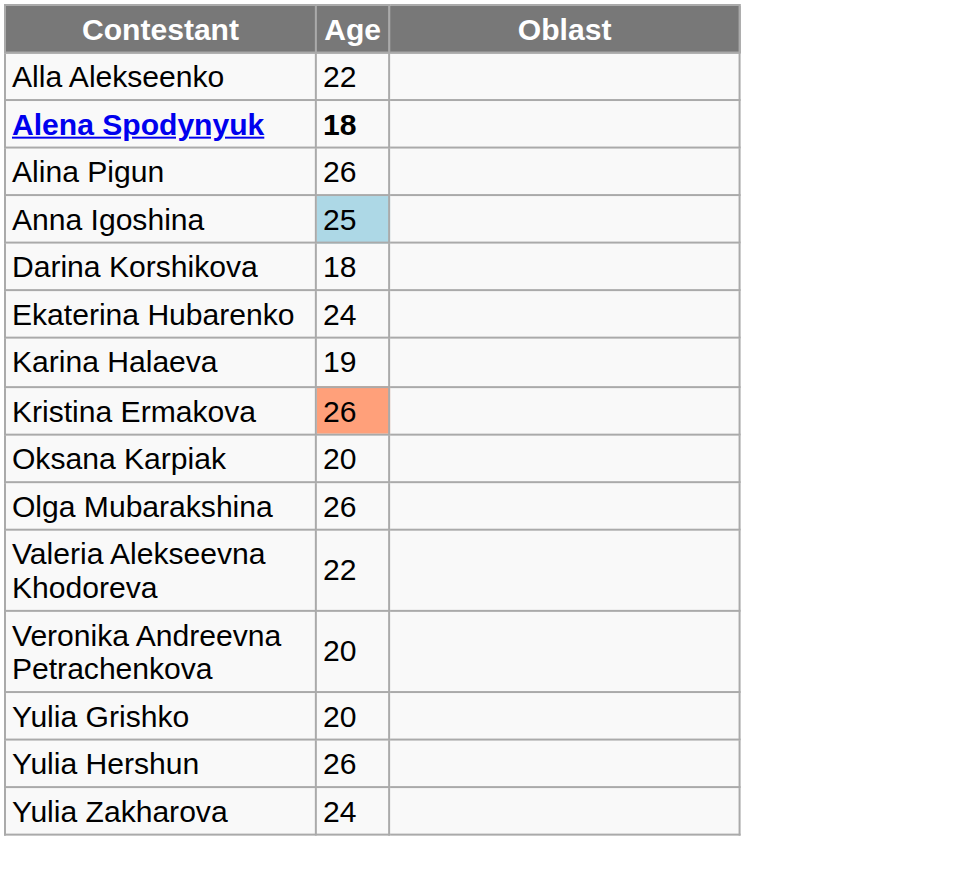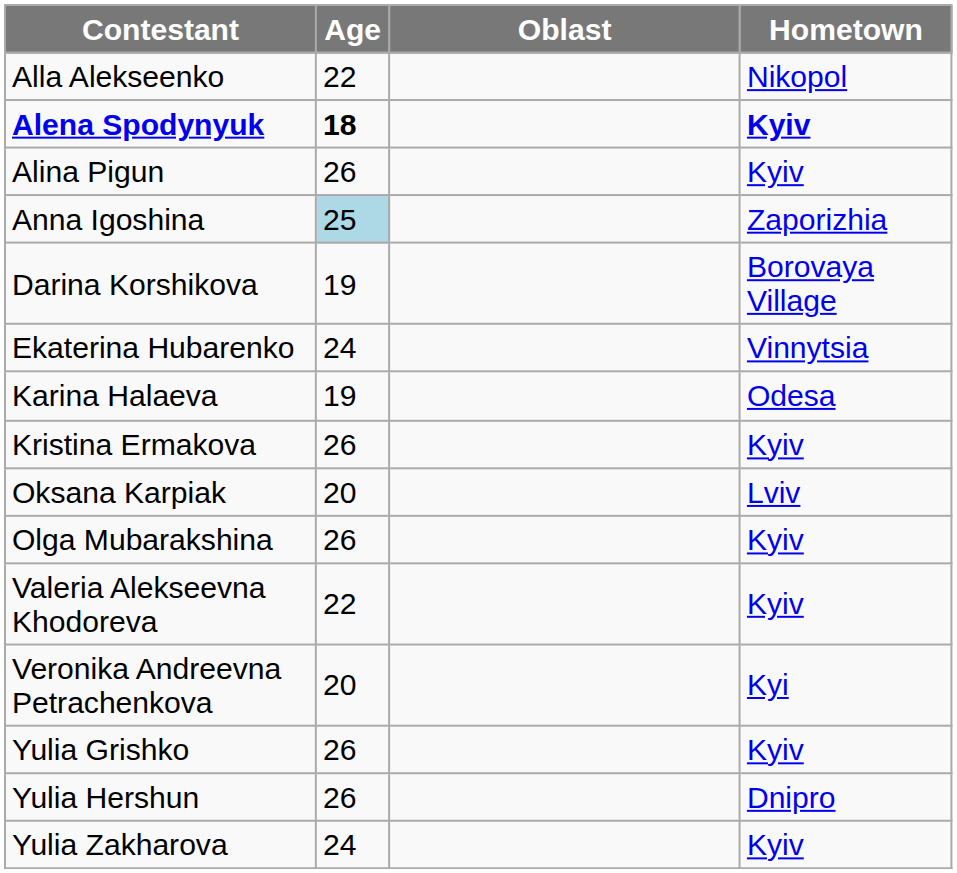+ column: (846, 29)
(340, 267) 18 -> (340, 284) 19
(340, 410) lightsalmon background -> (340, 444) no background
(340, 716) 20 -> (340, 749) 26
